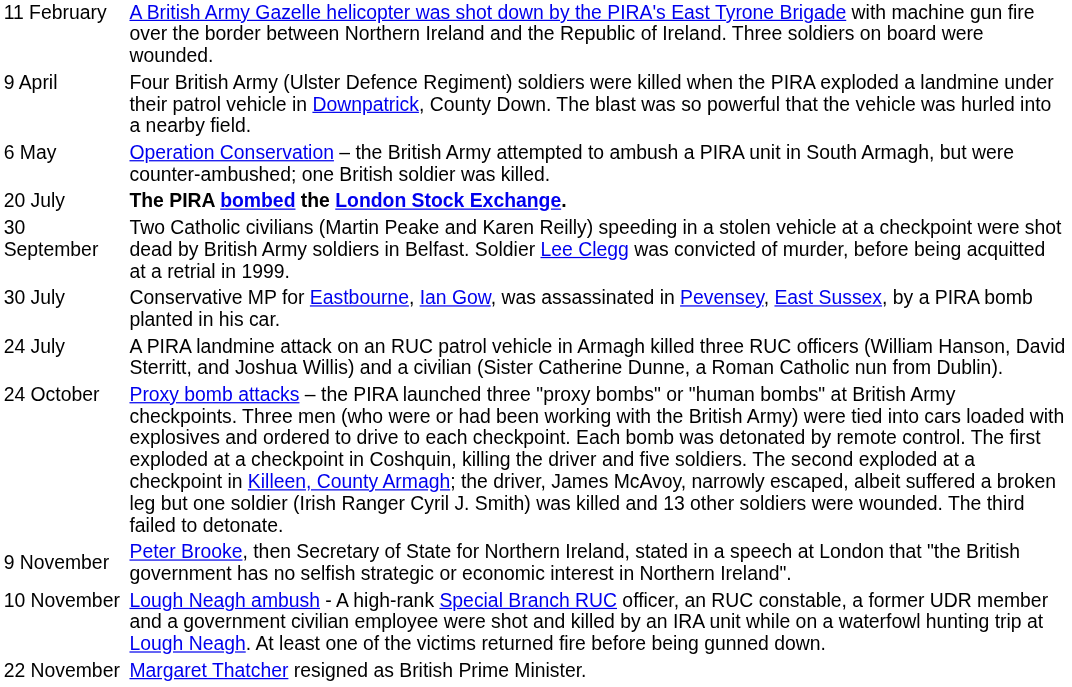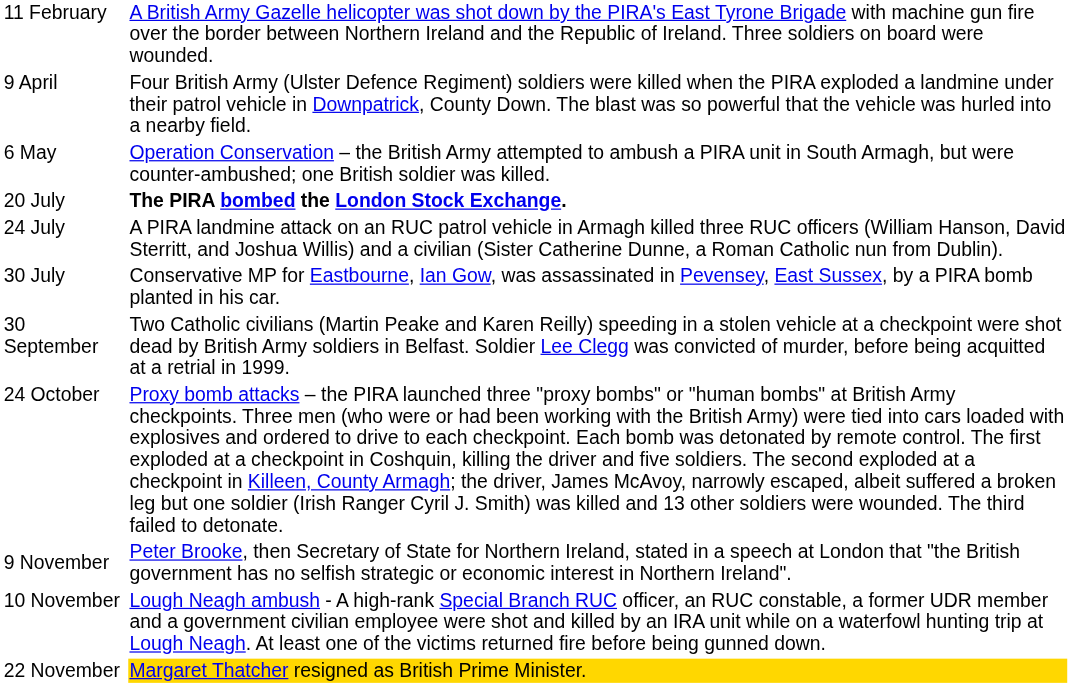rows swapped: (34, 346) <-> (51, 238)
(358, 670) no background -> (358, 670) gold background
